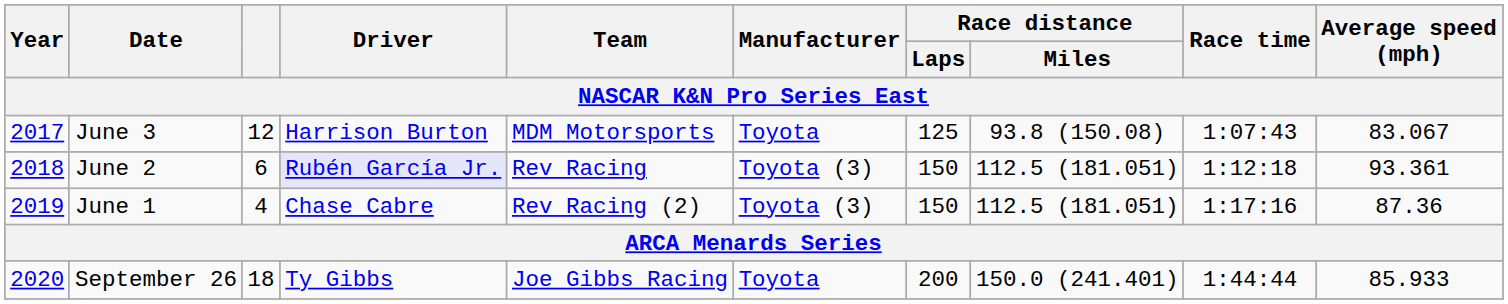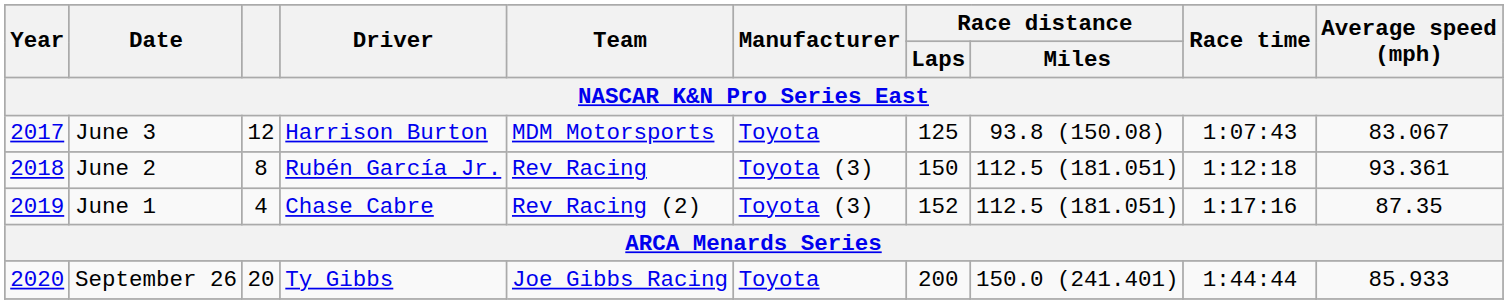(261, 170) 6 -> (261, 170) 8
(393, 170) lavender background -> (393, 170) no background
(938, 206) 150 -> (938, 206) 152
(1409, 206) 87.36 -> (1409, 206) 87.35
(261, 280) 18 -> (261, 280) 20
